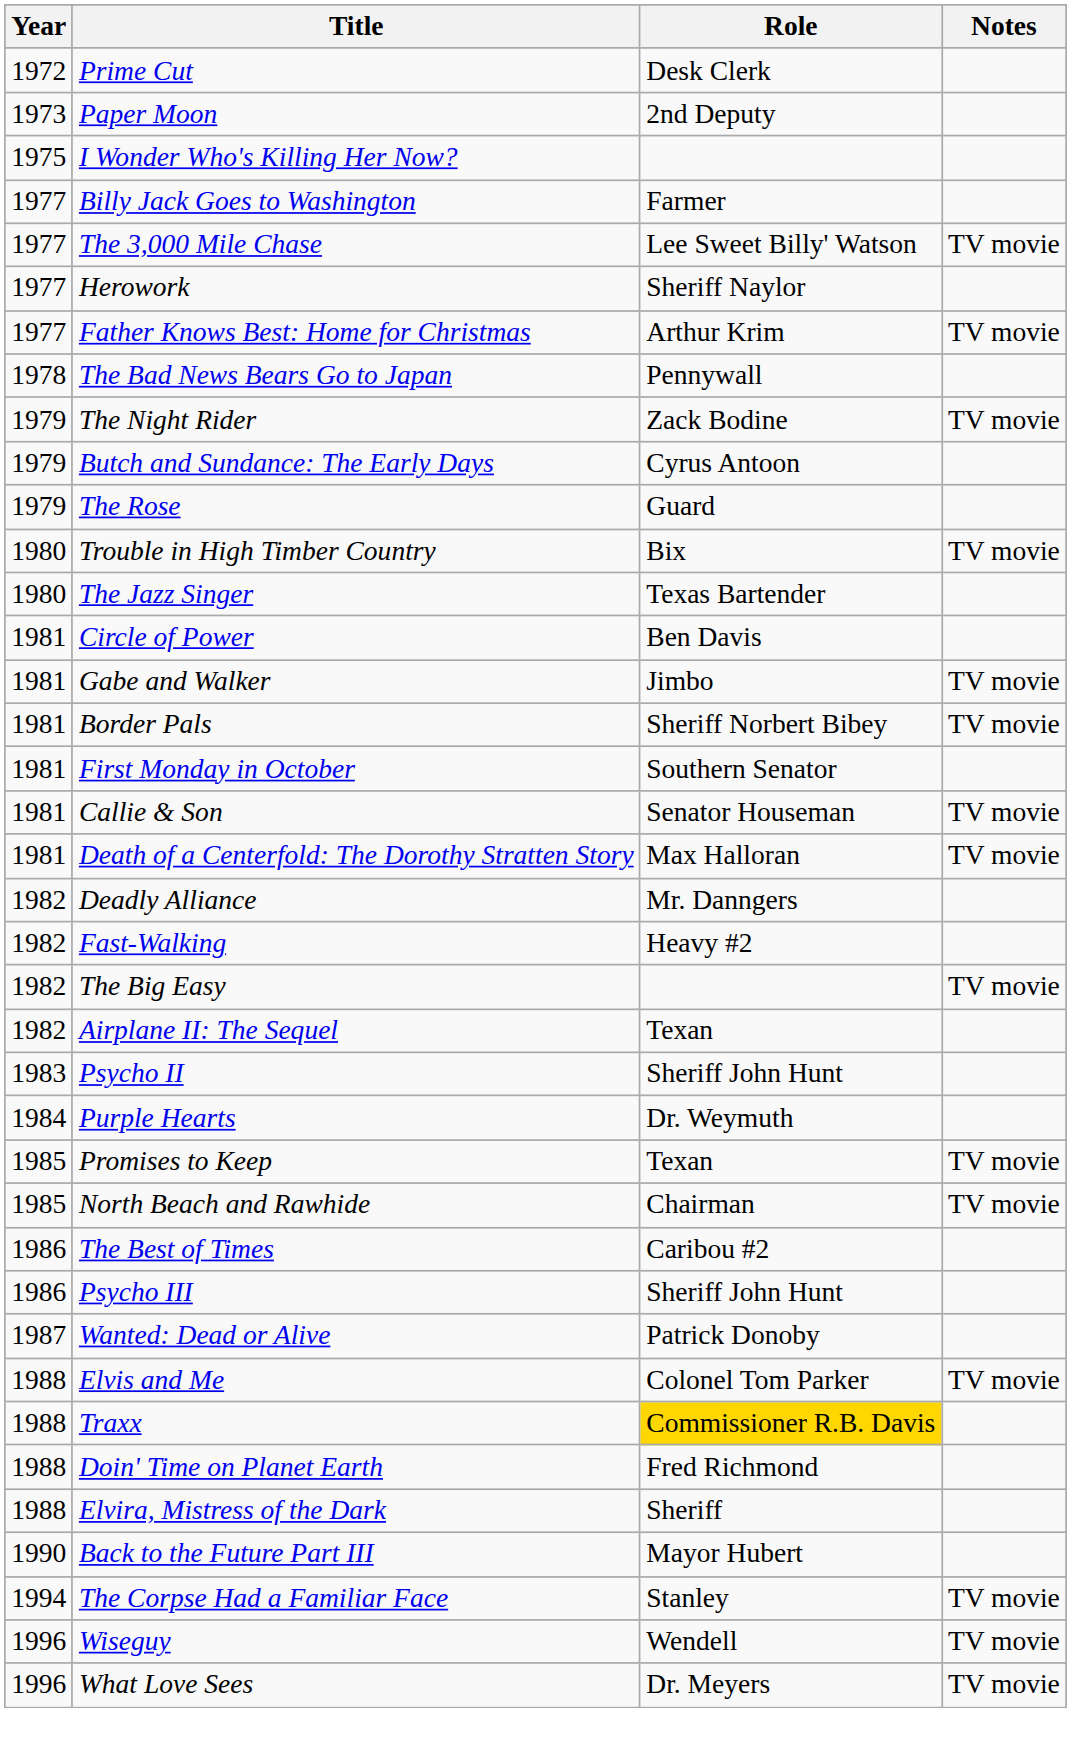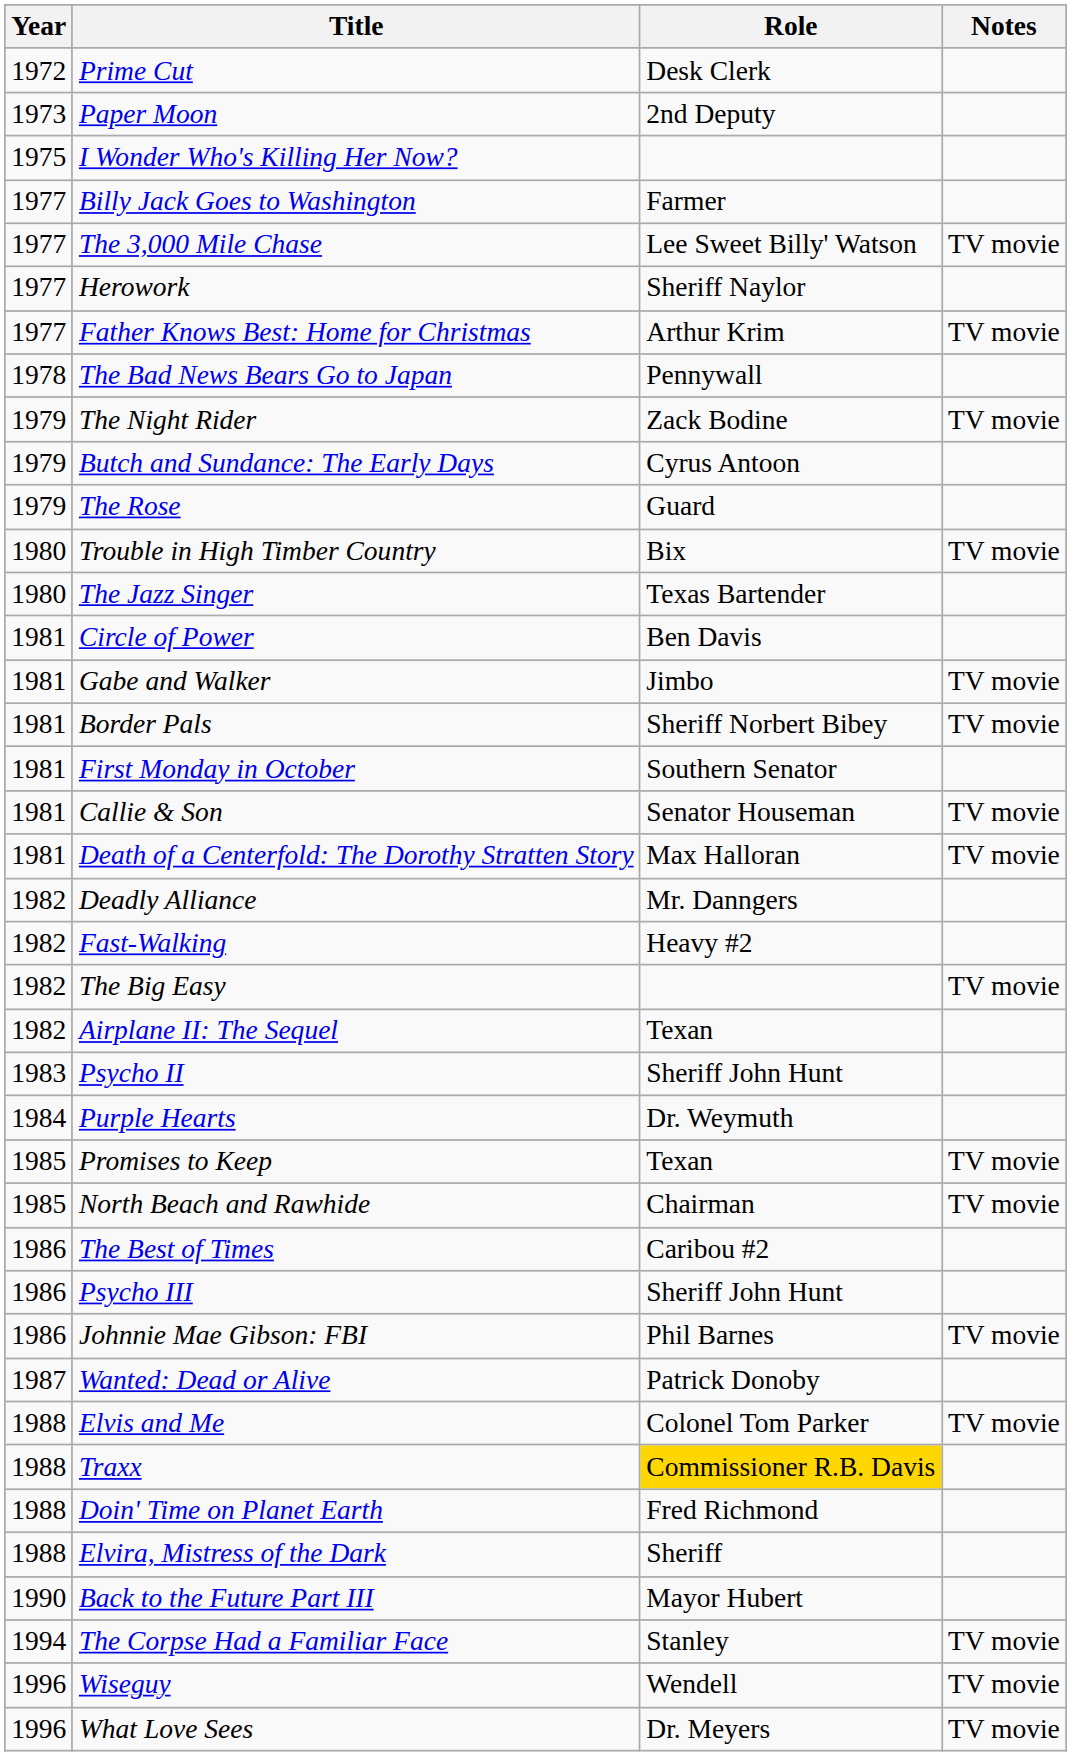+ row: (223, 1335)
